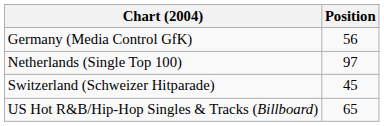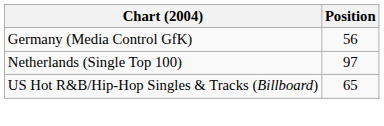- row: (111, 86)
